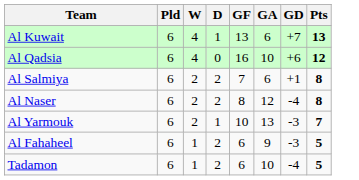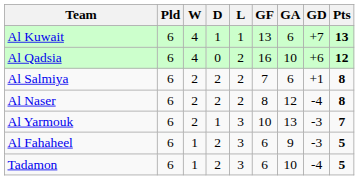+ column: (241, 15)
